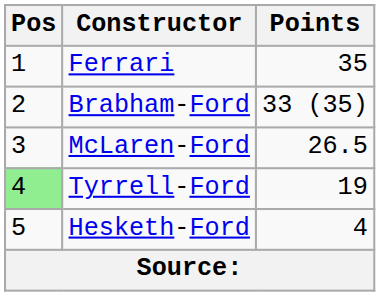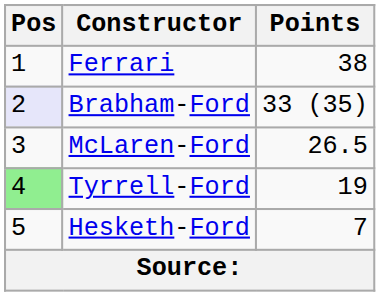(353, 66) 35 -> (353, 66) 38
(19, 107) no background -> (19, 107) lavender background
(360, 229) 4 -> (360, 229) 7
